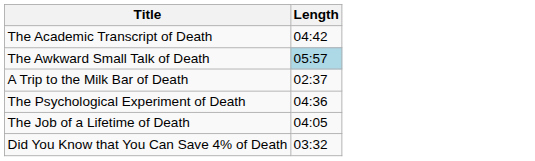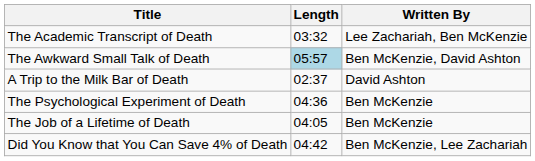+ column: (436, 15)
(311, 36) 04:42 -> (311, 36) 03:32
(311, 144) 03:32 -> (311, 144) 04:42
